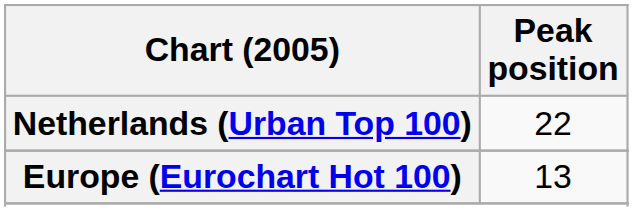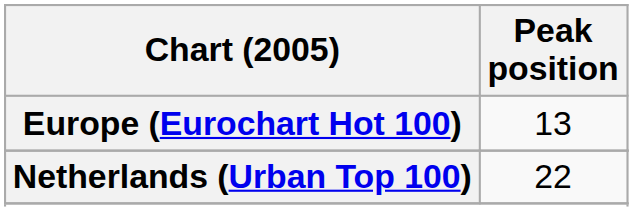rows swapped: (242, 176) <-> (242, 122)
